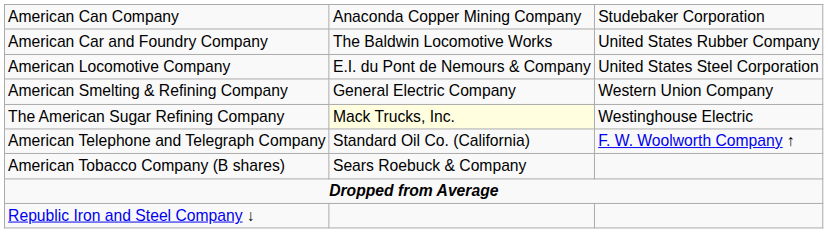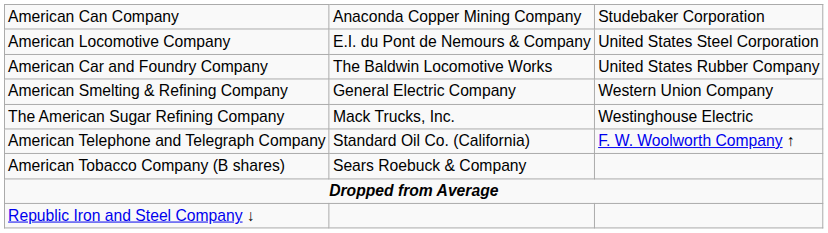rows swapped: (138, 41) <-> (119, 66)
(394, 116) lightyellow background -> (394, 116) no background
